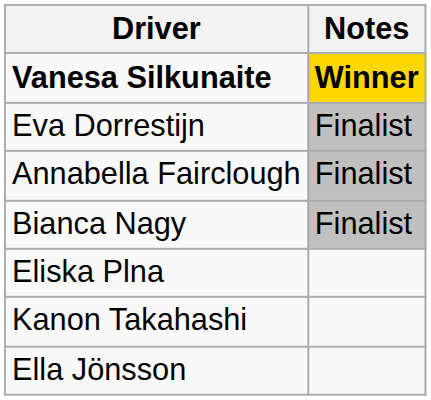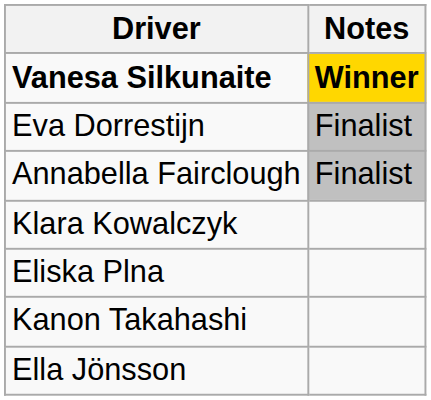- row: (99, 223)
+ row: (125, 223)
